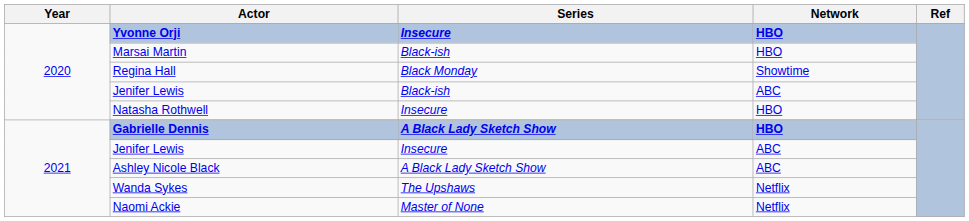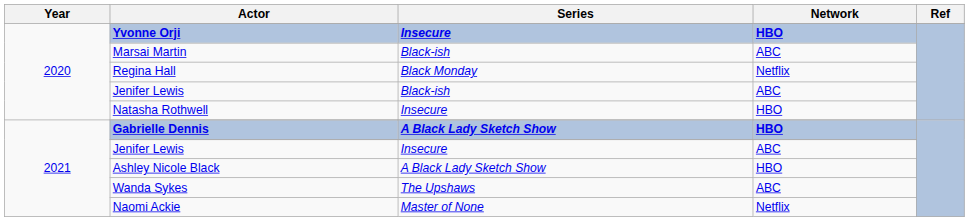(769, 52) HBO -> (768, 52) ABC
(783, 71) Showtime -> (773, 71) Netflix
(768, 168) ABC -> (769, 168) HBO
(773, 187) Netflix -> (768, 187) ABC
